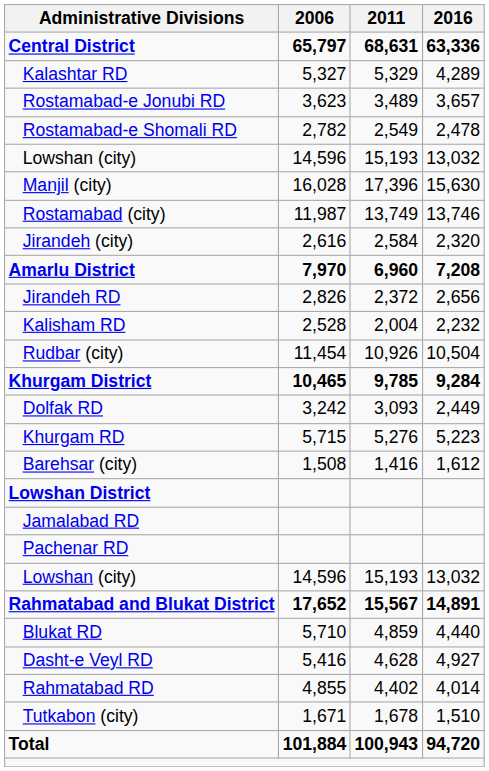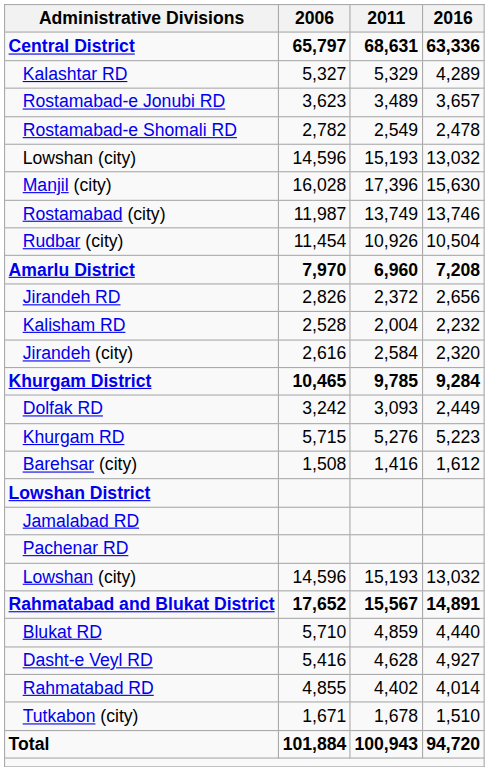rows swapped: (73, 353) <-> (78, 241)
